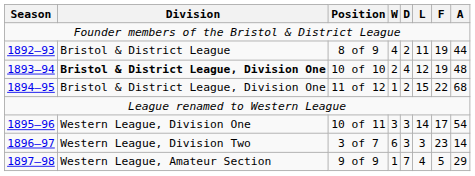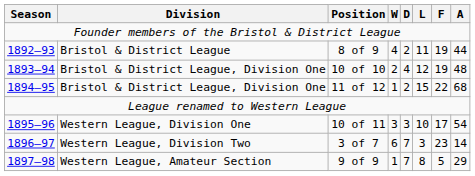(193, 69) bold -> (193, 69) normal
(422, 124) 14 -> (422, 124) 10
(407, 143) 3 -> (407, 143) 7
(422, 161) 4 -> (422, 161) 8
